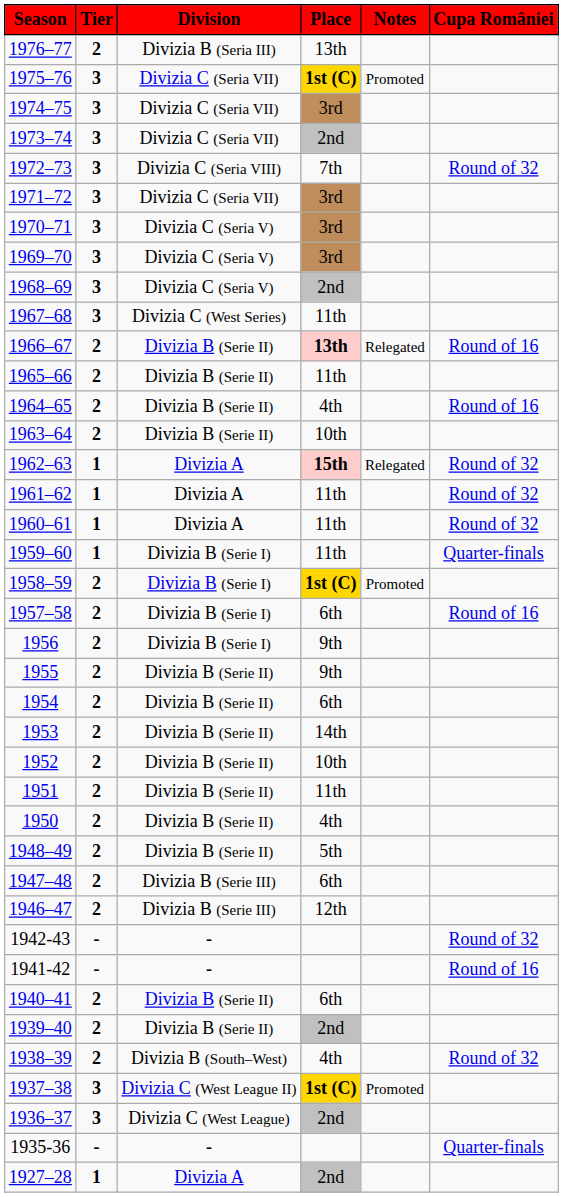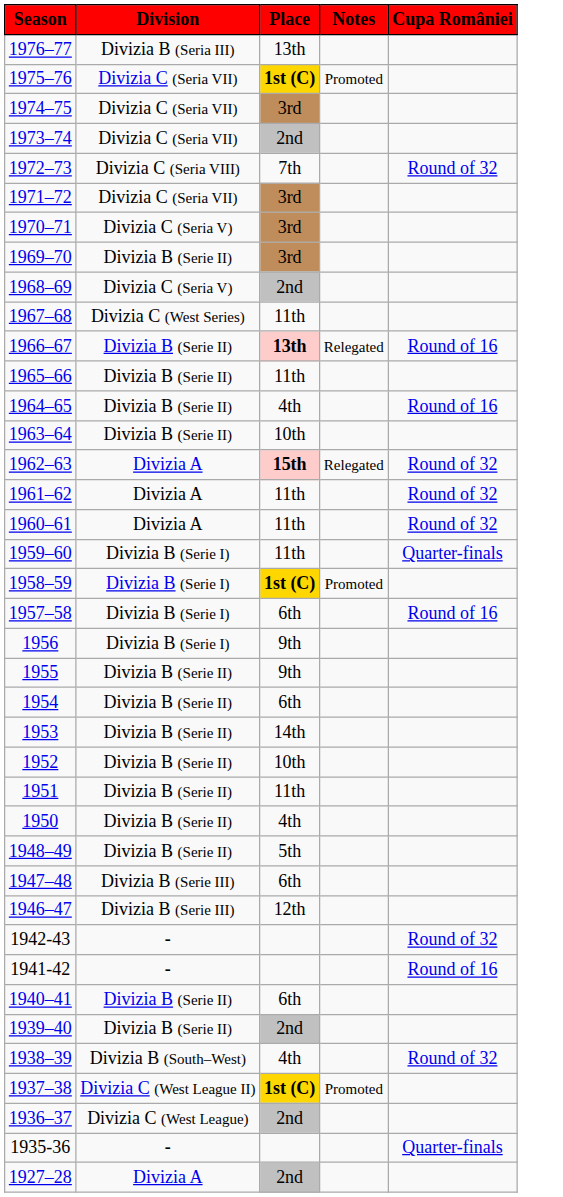- column: (97, 19)
(209, 257) Divizia C (Seria V) -> (168, 257) Divizia B (Serie II)
